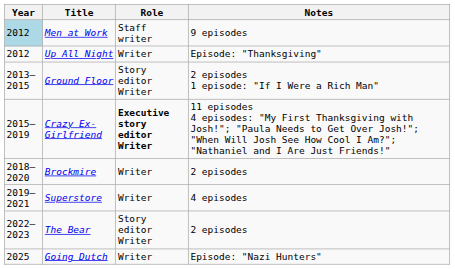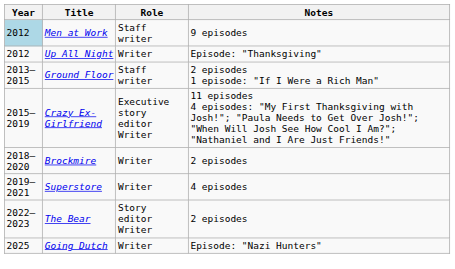(135, 80) Story editor Writer -> (135, 75) Staff writer
(144, 129) bold -> (144, 118) normal
